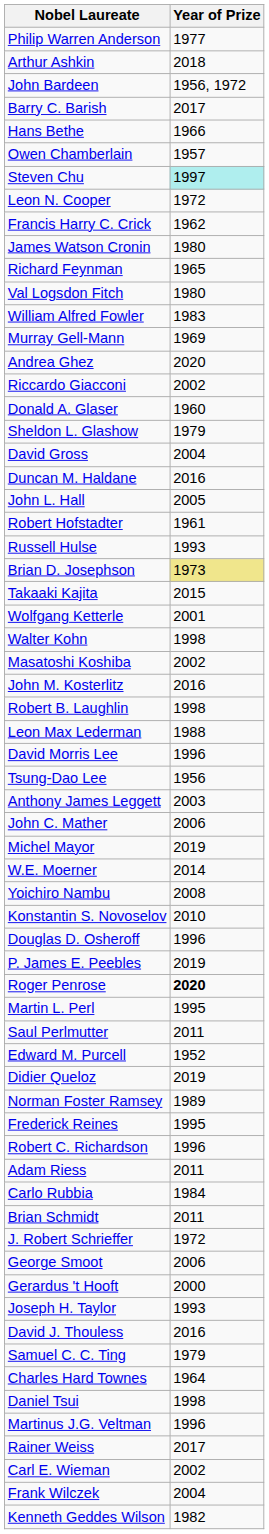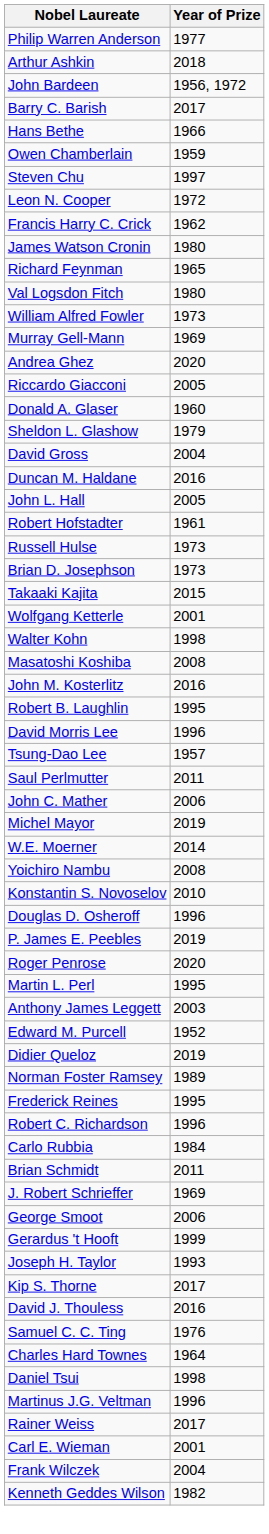(189, 154) 1957 -> (189, 154) 1959
(189, 177) paleturquoise background -> (189, 177) no background
(189, 316) 1983 -> (189, 316) 1973
(189, 385) 2002 -> (189, 385) 2005
(189, 547) 1993 -> (189, 547) 1973
(189, 570) khaki background -> (189, 570) no background
(189, 662) 2002 -> (189, 662) 2008
(189, 708) 1998 -> (189, 708) 1995
- row: (75, 731)
(189, 778) 1956 -> (189, 754) 1957
rows swapped: (84, 801) <-> (58, 1032)
(189, 985) bold -> (189, 962) normal
- row: (47, 1170)
(189, 1239) 1972 -> (189, 1193) 1969
(189, 1286) 2000 -> (189, 1239) 1999
+ row: (52, 1286)
(189, 1355) 1979 -> (189, 1332) 1976
(189, 1470) 2002 -> (189, 1447) 2001
